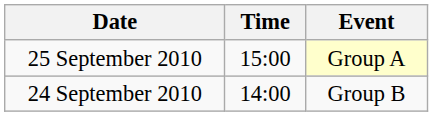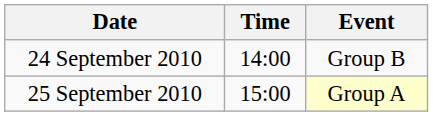rows swapped: (115, 93) <-> (115, 57)
